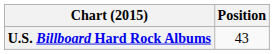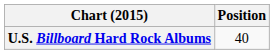(242, 37) 43 -> (242, 37) 40
